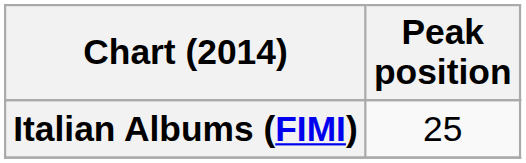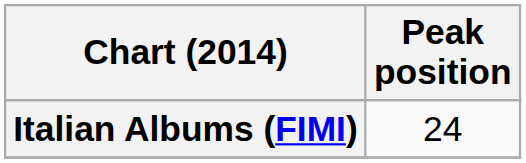(443, 128) 25 -> (443, 128) 24
